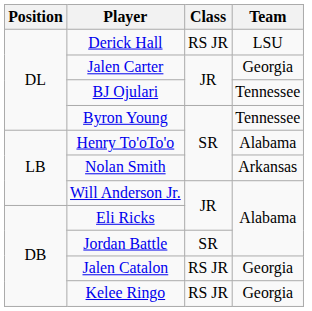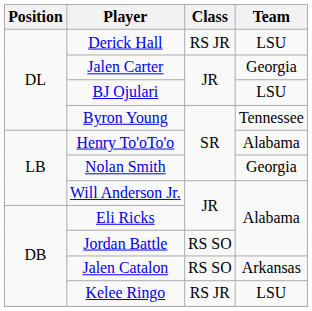(268, 92) Tennessee -> (271, 92) LSU
(268, 167) Arkansas -> (271, 167) Georgia
(208, 243) SR -> (210, 243) RS SO
(208, 268) RS JR -> (210, 268) RS SO
(268, 268) Georgia -> (271, 268) Arkansas
(268, 293) Georgia -> (271, 293) LSU
